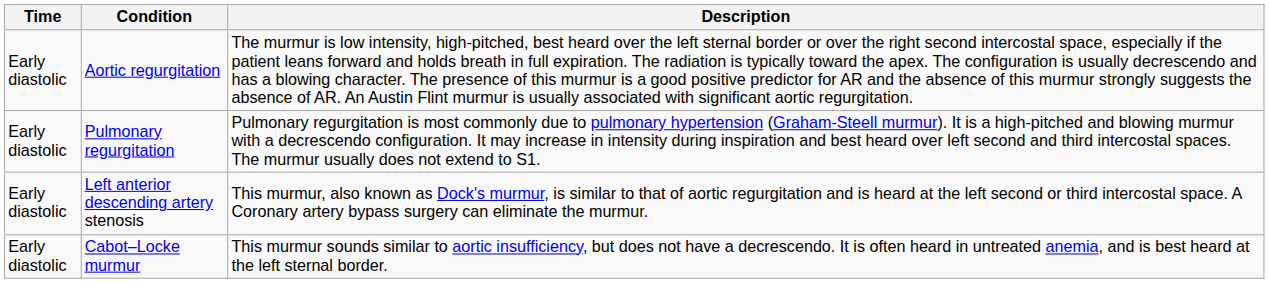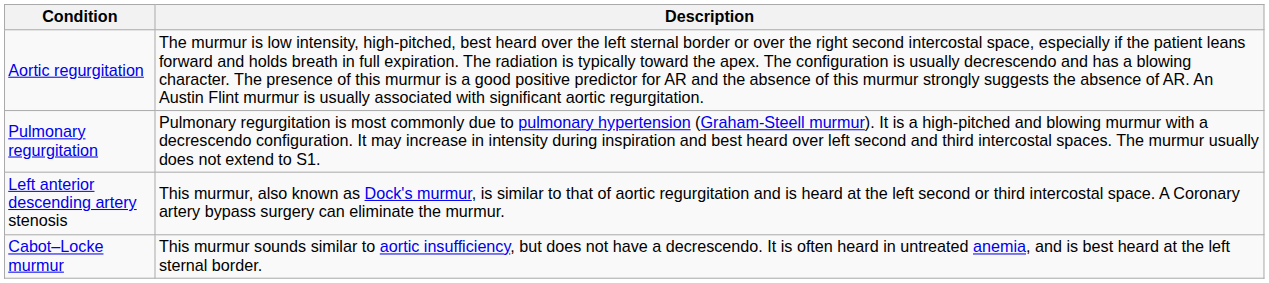- column: (43, 17)
